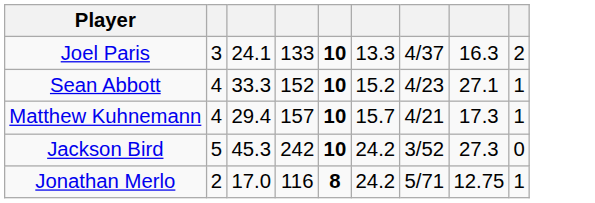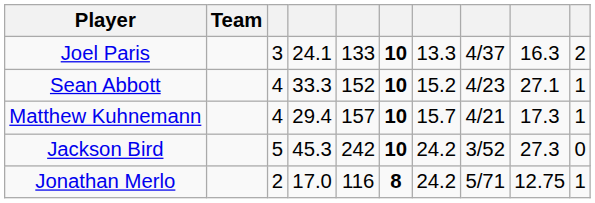+ column: (236, 20)
